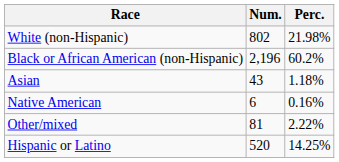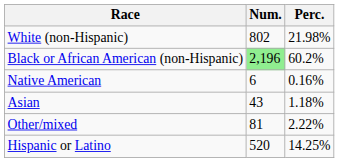(265, 59) no background -> (265, 59) lightgreen background
rows swapped: (54, 102) <-> (24, 80)
